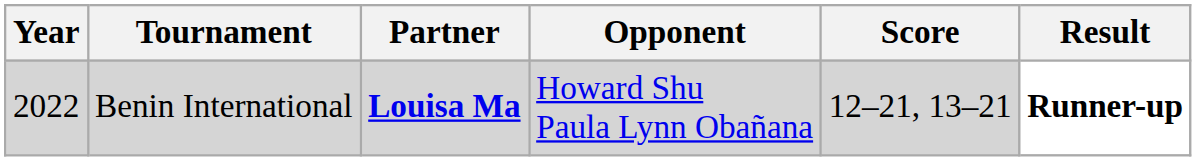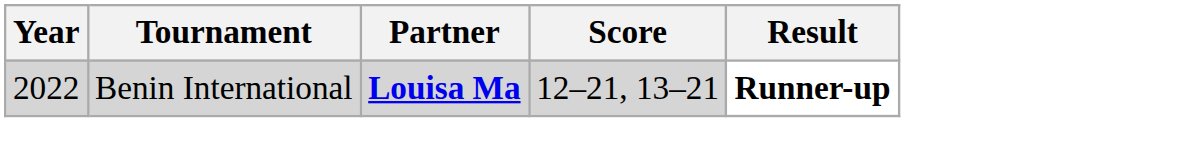- column: (675, 32)
